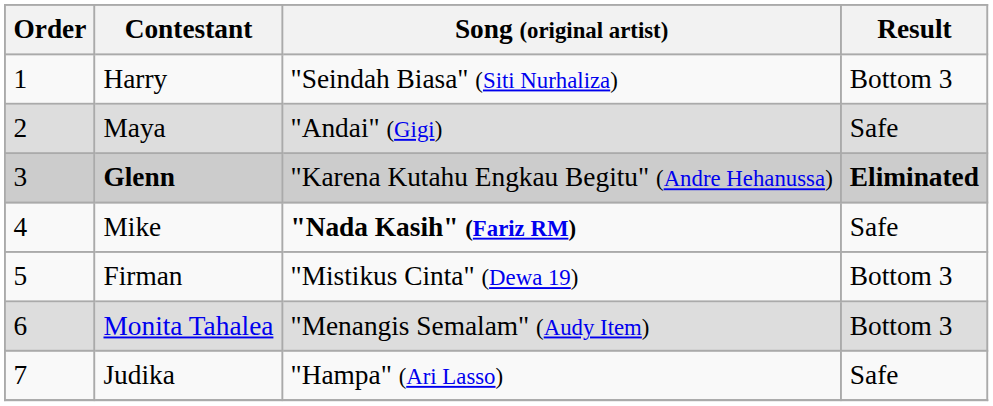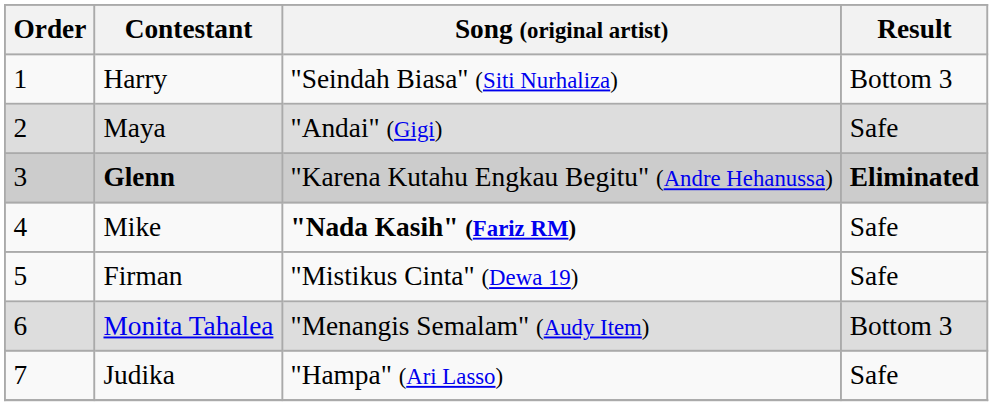(901, 276) Bottom 3 -> (874, 276) Safe
